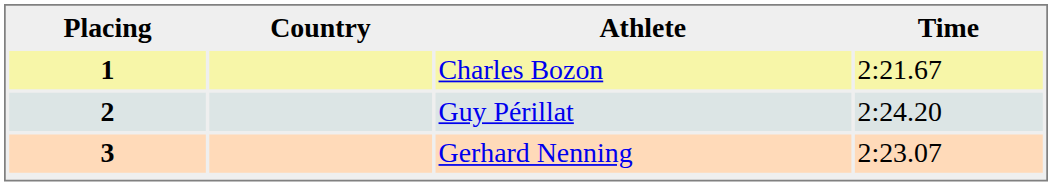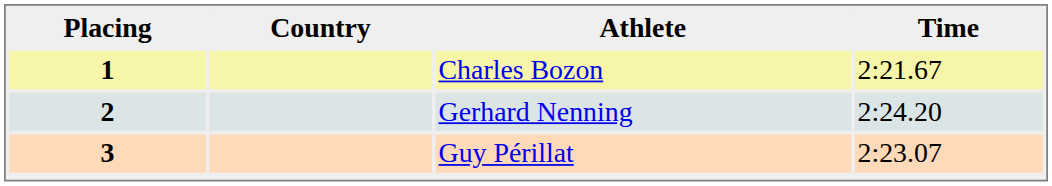(506, 111) Guy Périllat -> (536, 111) Gerhard Nenning
(536, 153) Gerhard Nenning -> (506, 153) Guy Périllat
